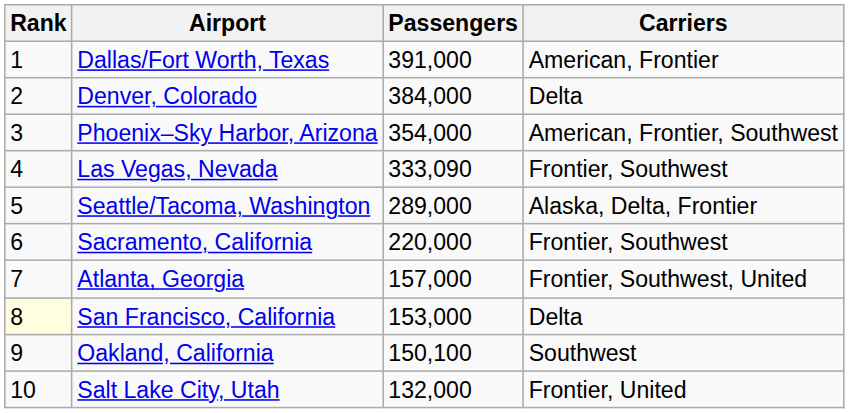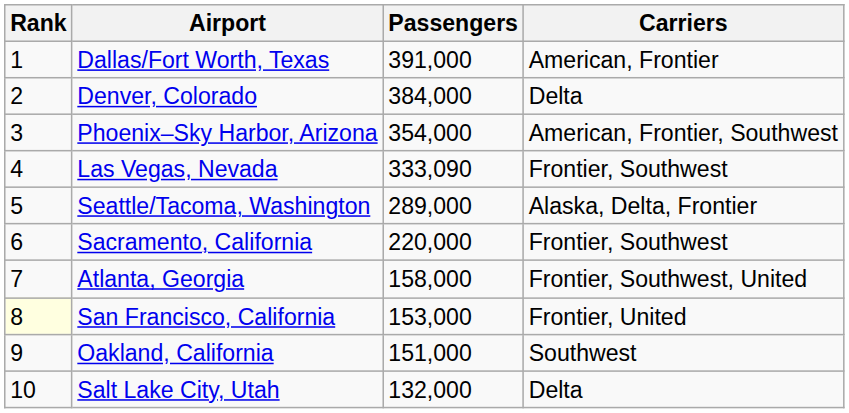(430, 279) 157,000 -> (430, 279) 158,000
(556, 316) Delta -> (608, 316) Frontier, United
(430, 352) 150,100 -> (430, 352) 151,000
(608, 389) Frontier, United -> (556, 389) Delta
